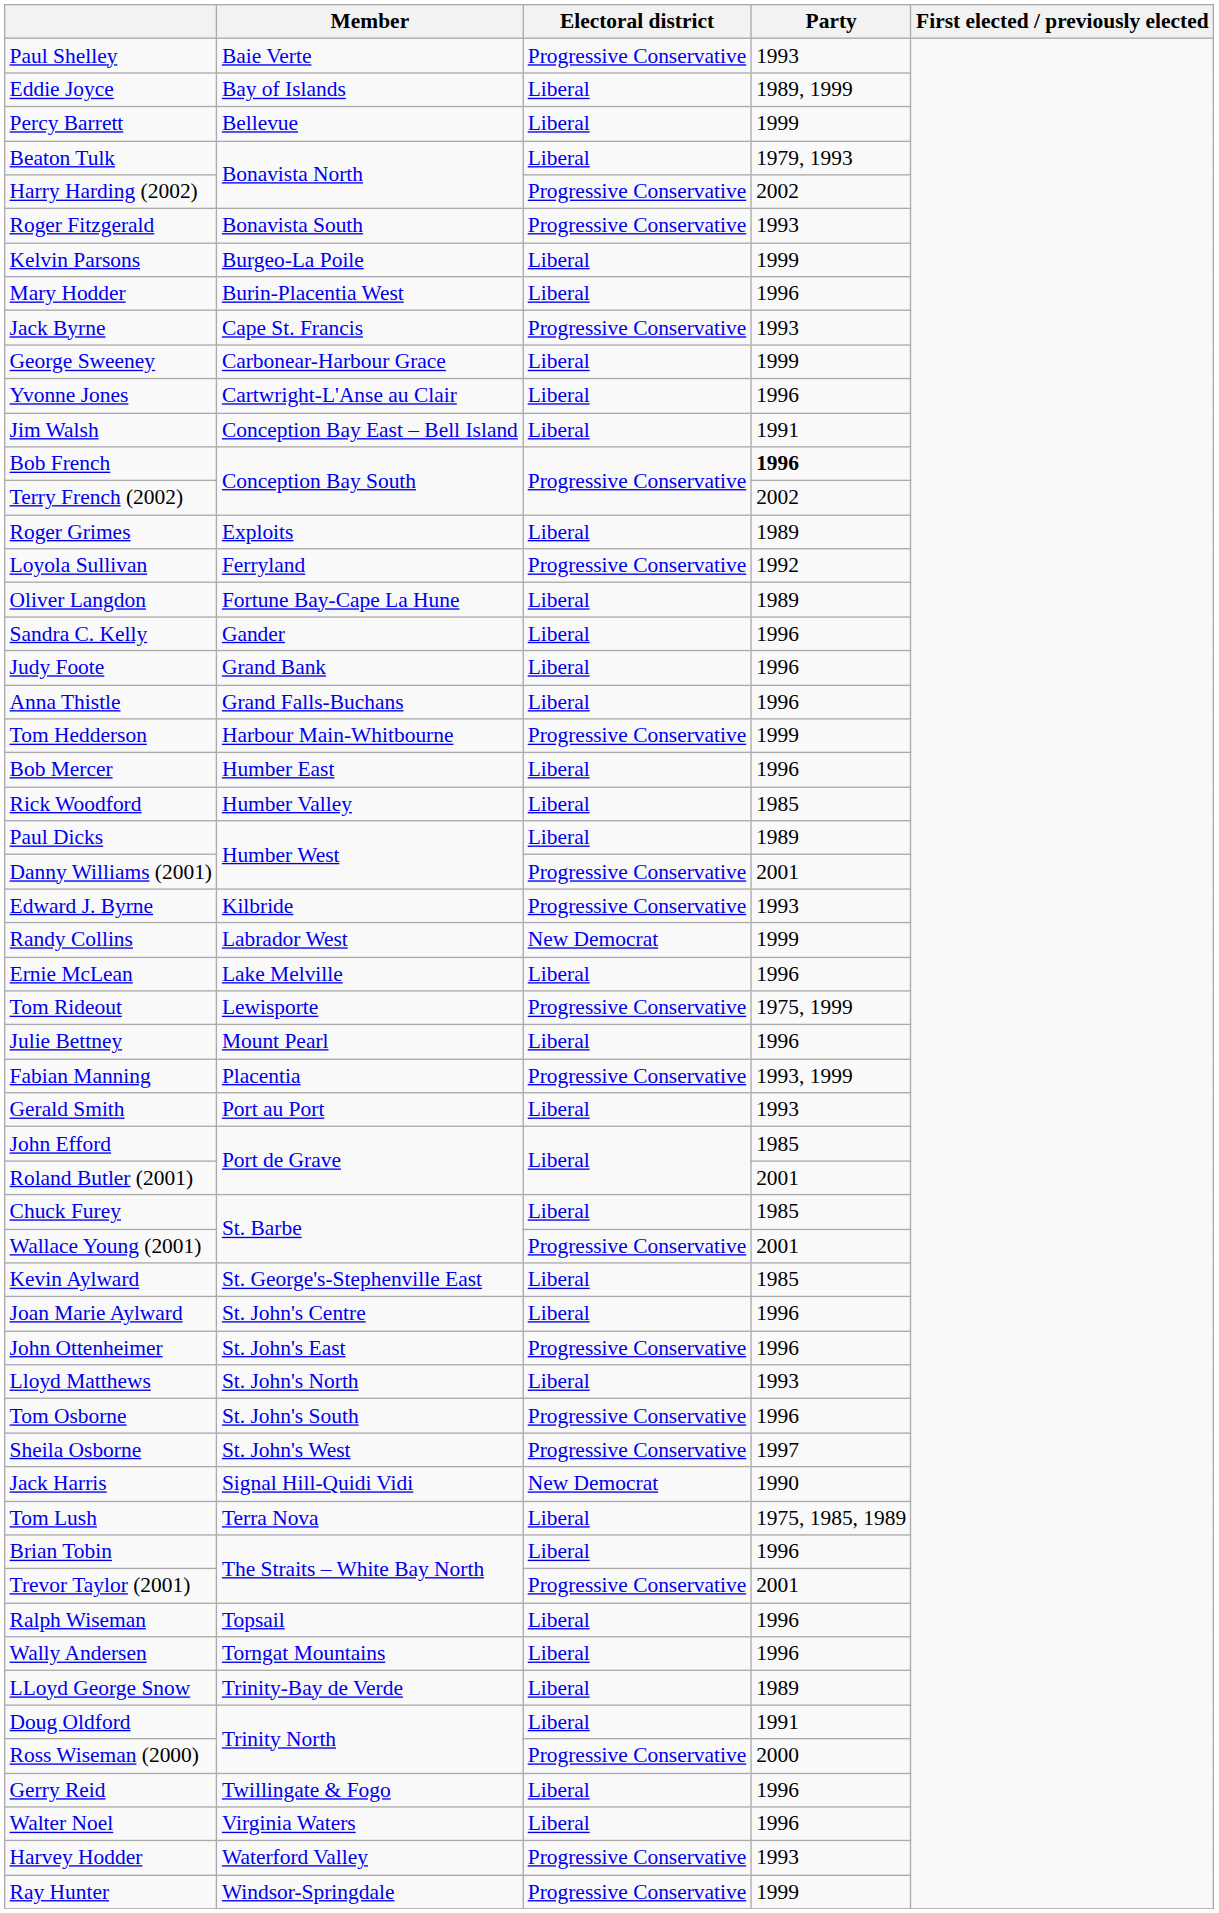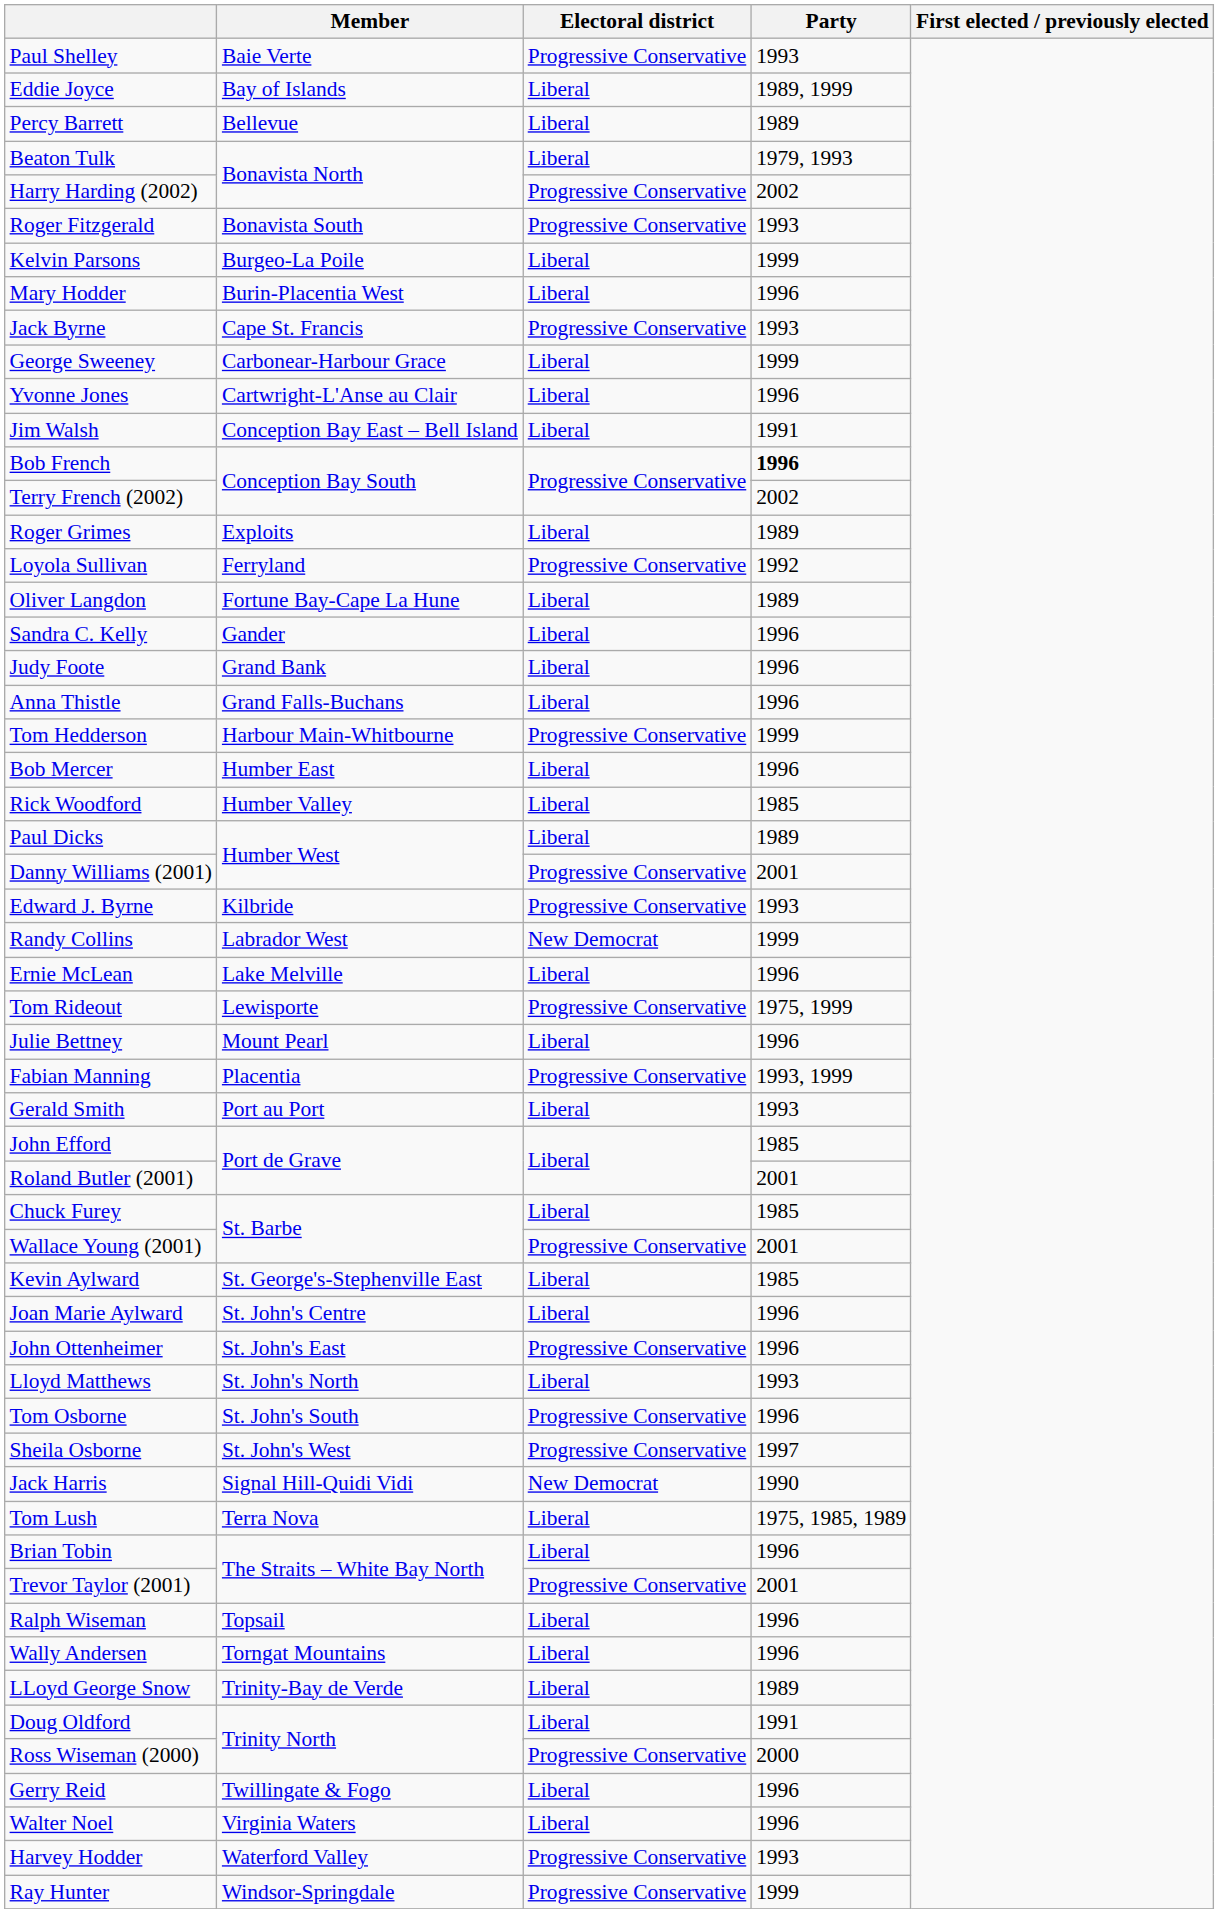(778, 123) 1999 -> (778, 123) 1989
